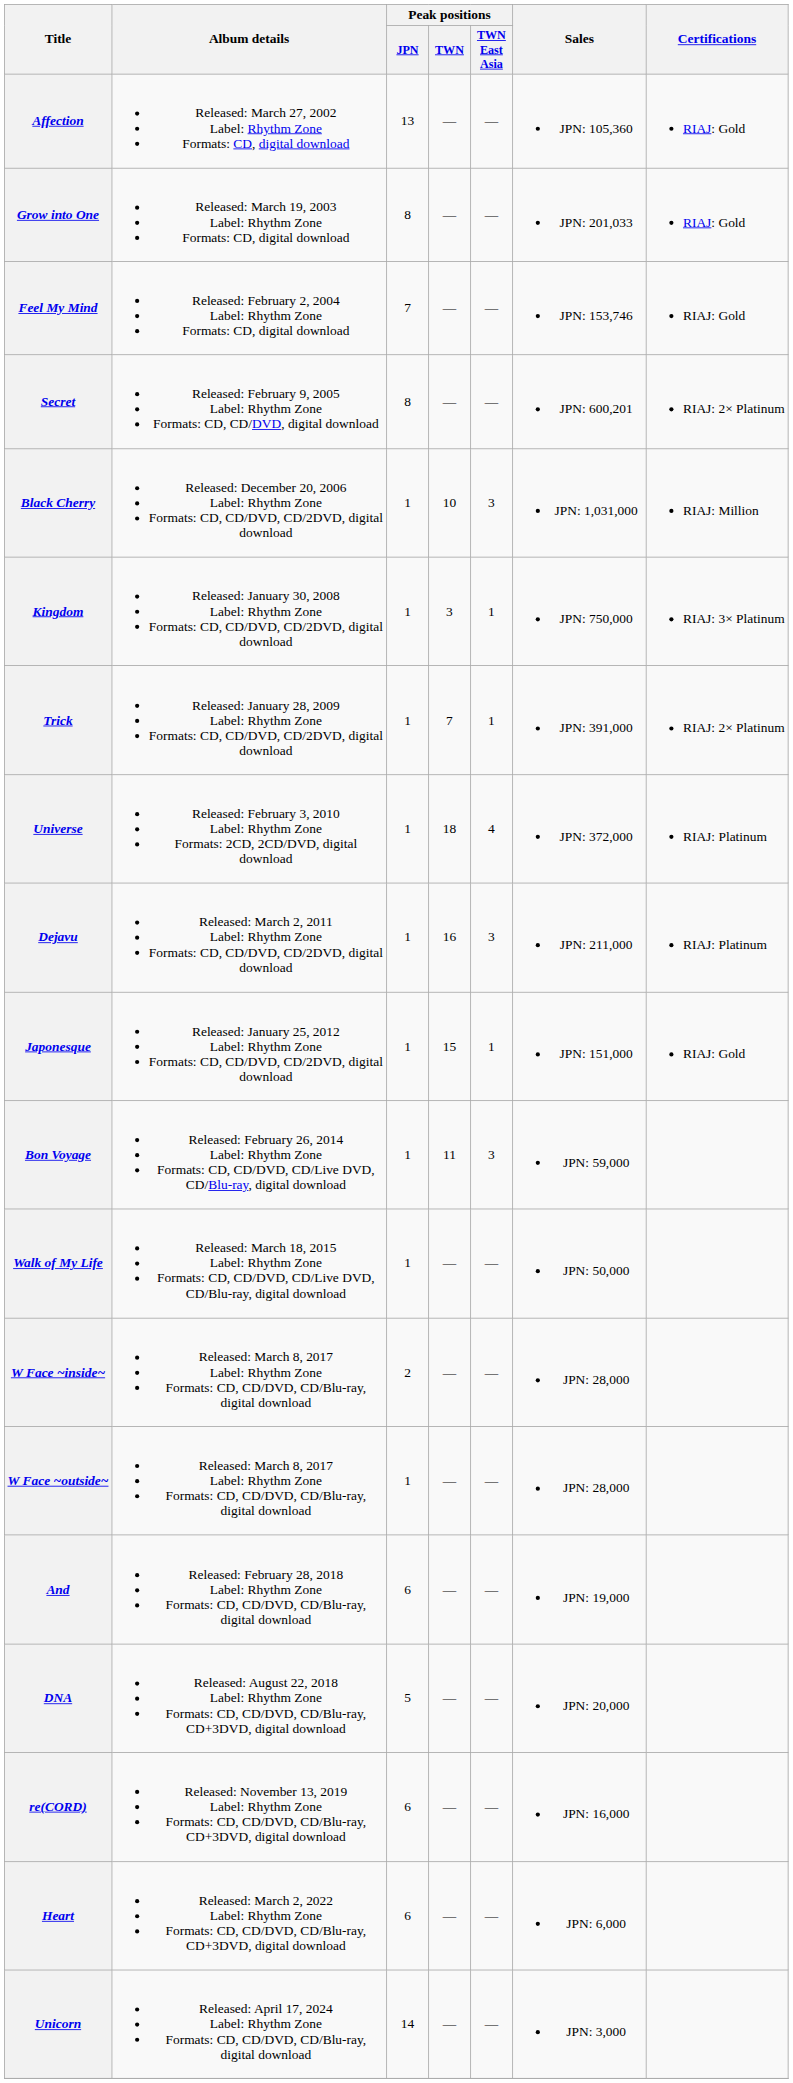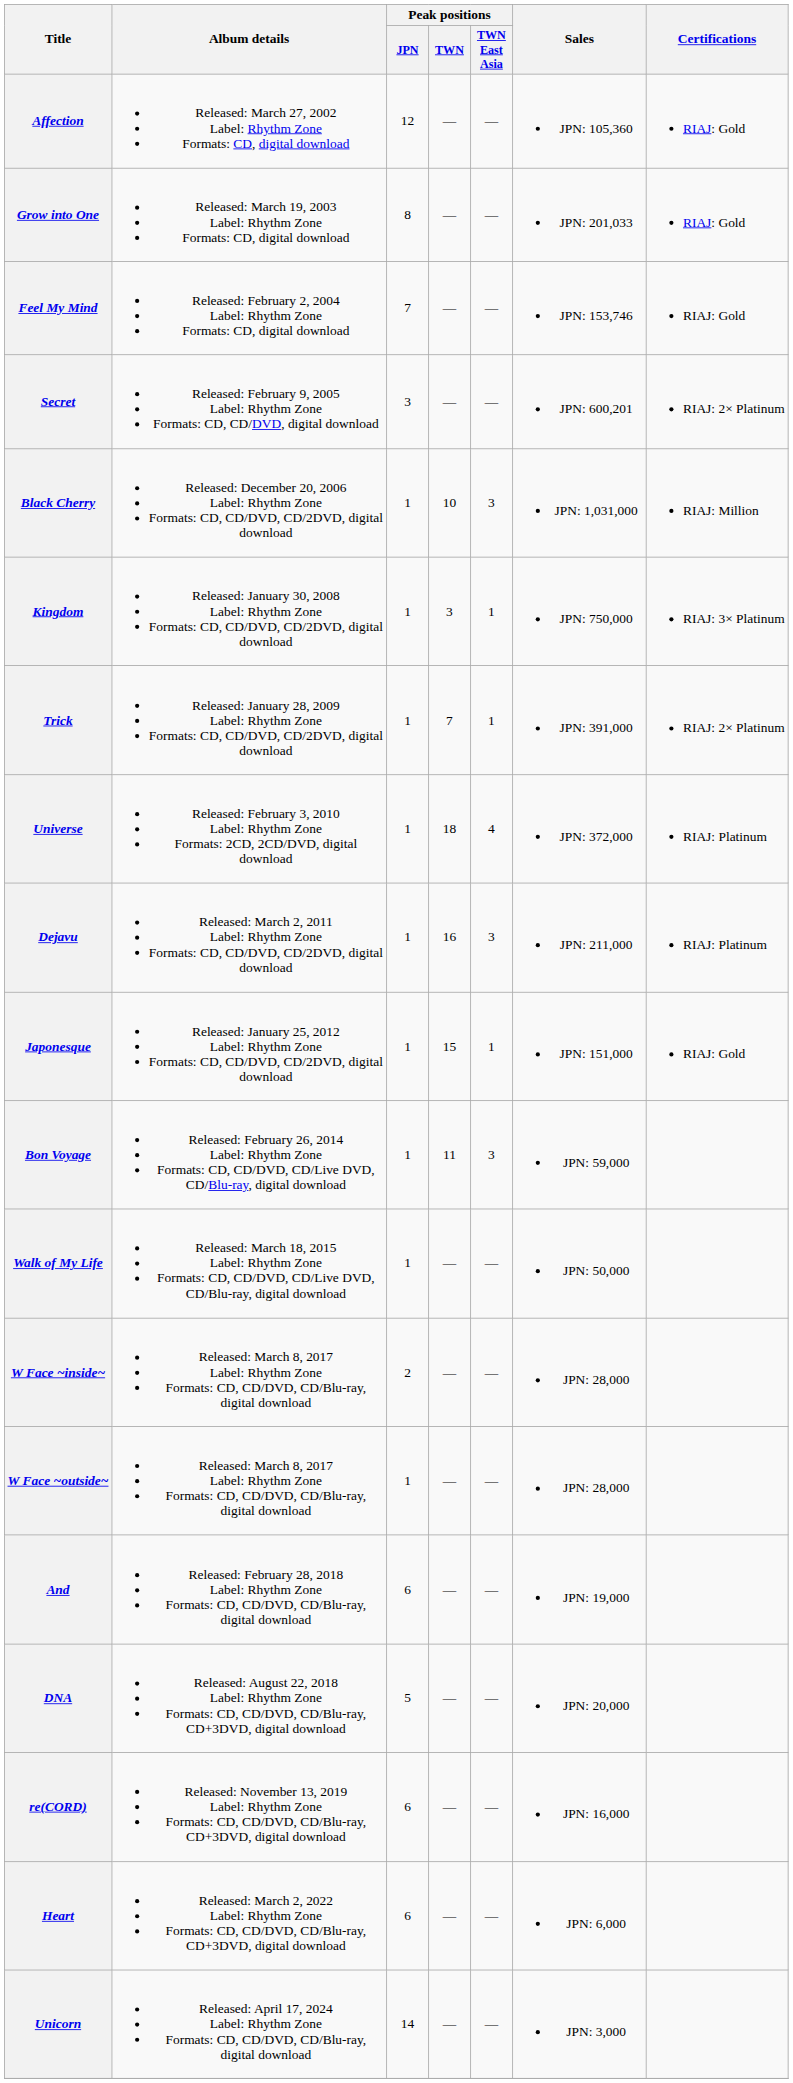(408, 121) 13 -> (408, 121) 12
(408, 401) 8 -> (408, 401) 3
